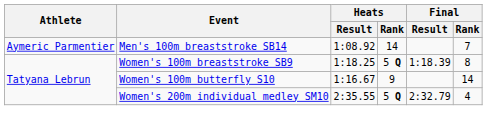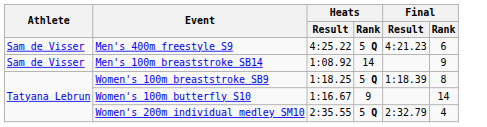+ row: (164, 46)
(61, 46) Aymeric Parmentier -> (46, 63) Sam de Visser
(468, 46) 7 -> (444, 63) 9
